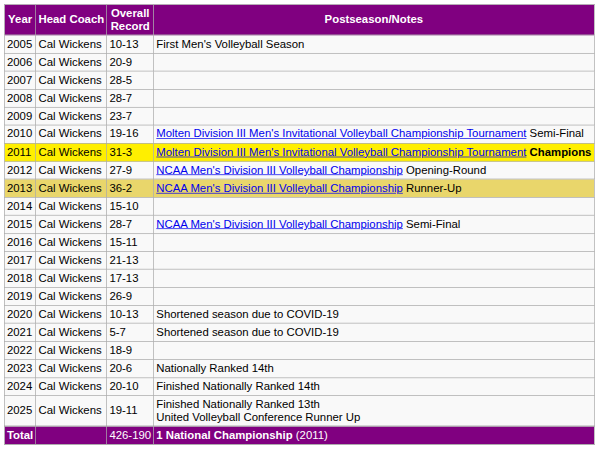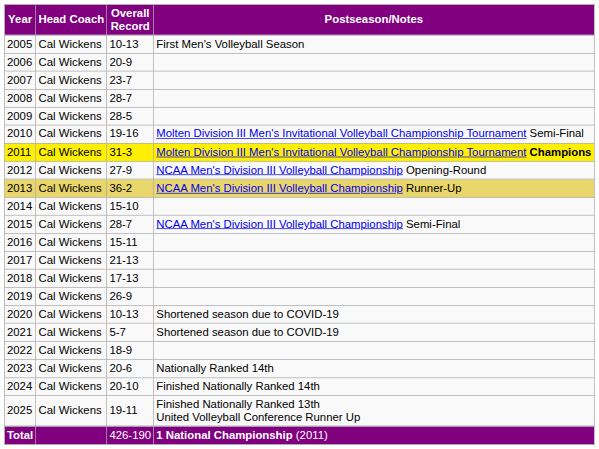(121, 80) 28-5 -> (121, 80) 23-7
(121, 116) 23-7 -> (121, 116) 28-5
